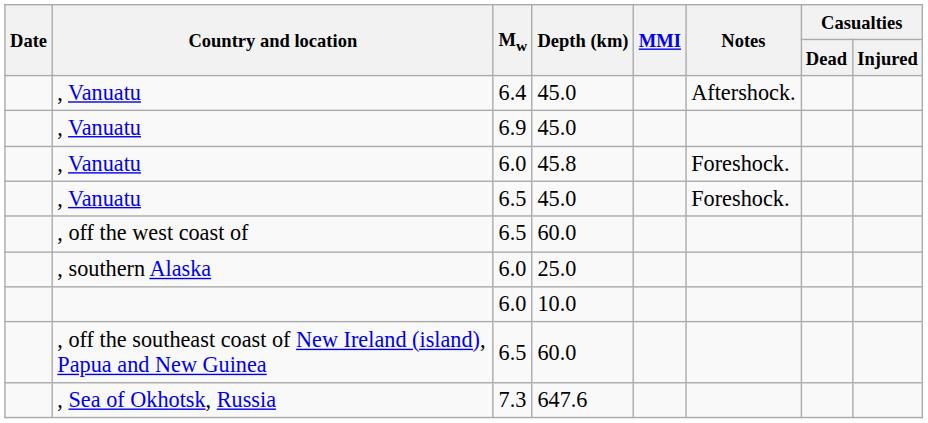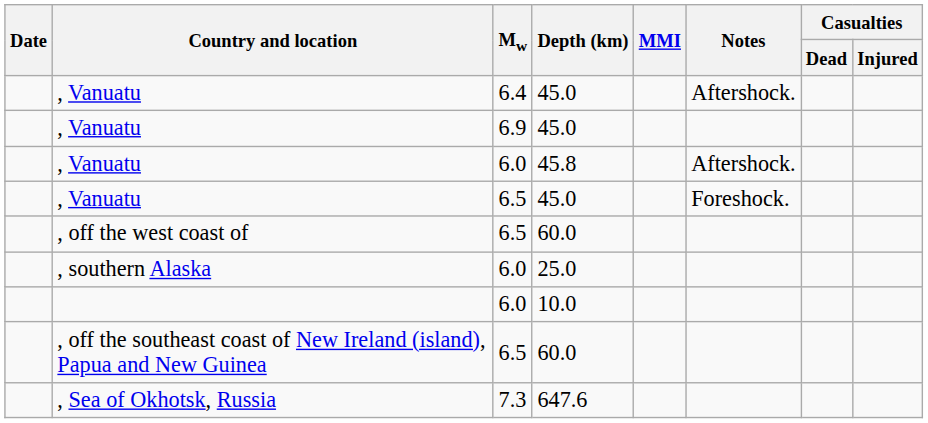(740, 163) Foreshock. -> (743, 163) Aftershock.
